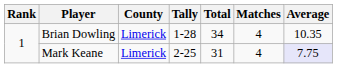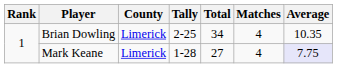(185, 33) 1-28 -> (185, 33) 2-25
(185, 53) 2-25 -> (185, 53) 1-28
(217, 53) 31 -> (217, 53) 27
